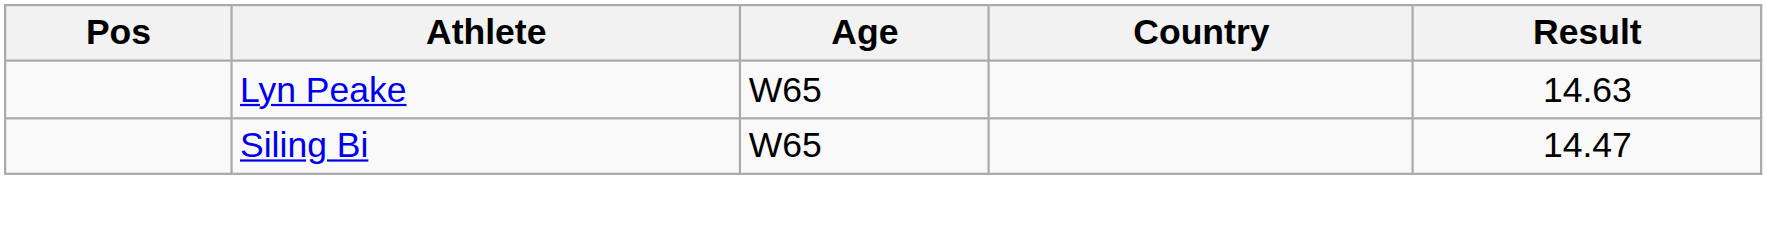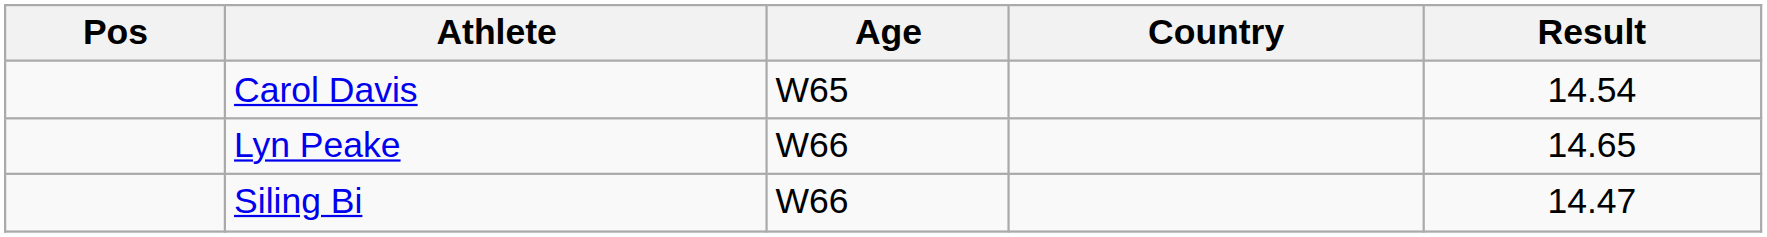+ row: (326, 88)
(785, 88) W65 -> (812, 145) W66
(1587, 88) 14.63 -> (1592, 145) 14.65
(785, 145) W65 -> (812, 201) W66
